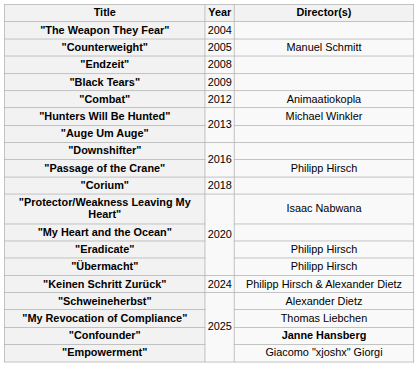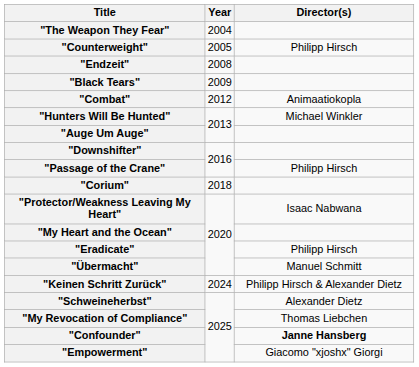(324, 47) Manuel Schmitt -> (324, 47) Philipp Hirsch
(324, 266) Philipp Hirsch -> (324, 266) Manuel Schmitt
